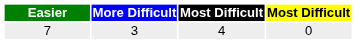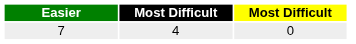- column: (134, 12)
